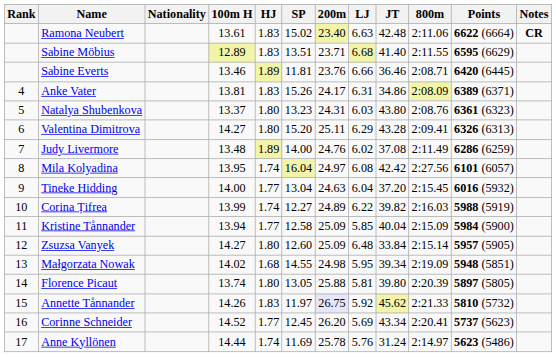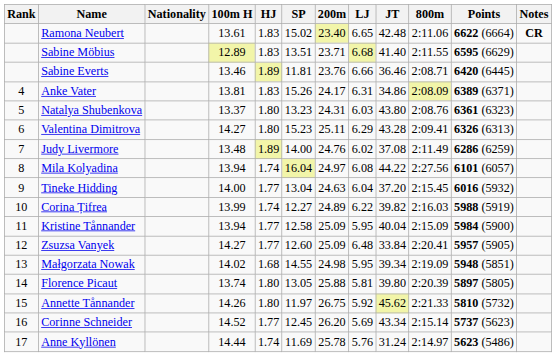(362, 33) 6.63 -> (362, 33) 6.65
(299, 129) 15.20 -> (299, 129) 15.23
(232, 168) 13.95 -> (232, 168) 13.94
(392, 168) 42.42 -> (392, 168) 44.22
(362, 226) 5.85 -> (362, 226) 5.95
(269, 245) 1.80 -> (269, 245) 1.77
(430, 245) 2:15.14 -> (430, 245) 2:20.41
(269, 303) 1.83 -> (269, 303) 1.80
(332, 303) lavender background -> (332, 303) no background
(430, 322) 2:20.41 -> (430, 322) 2:15.14
